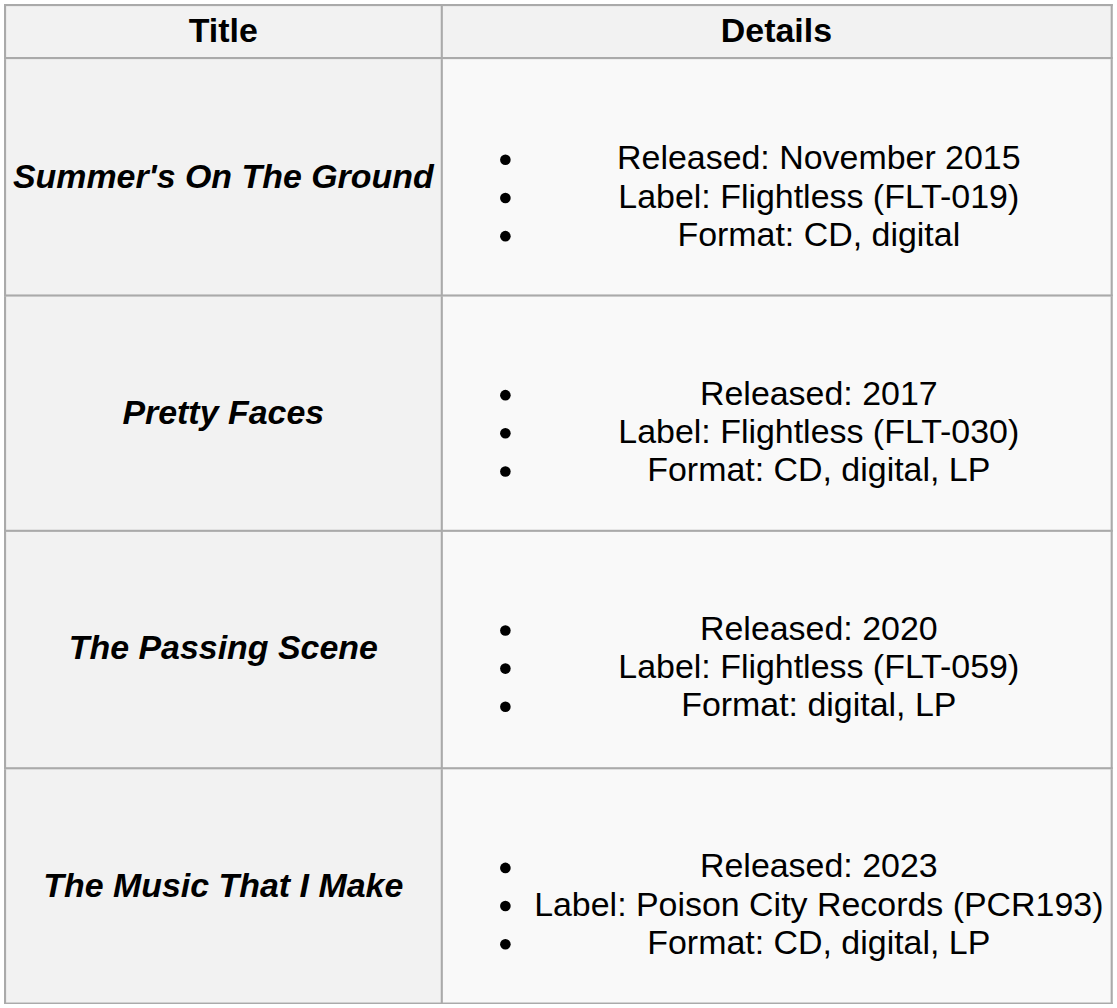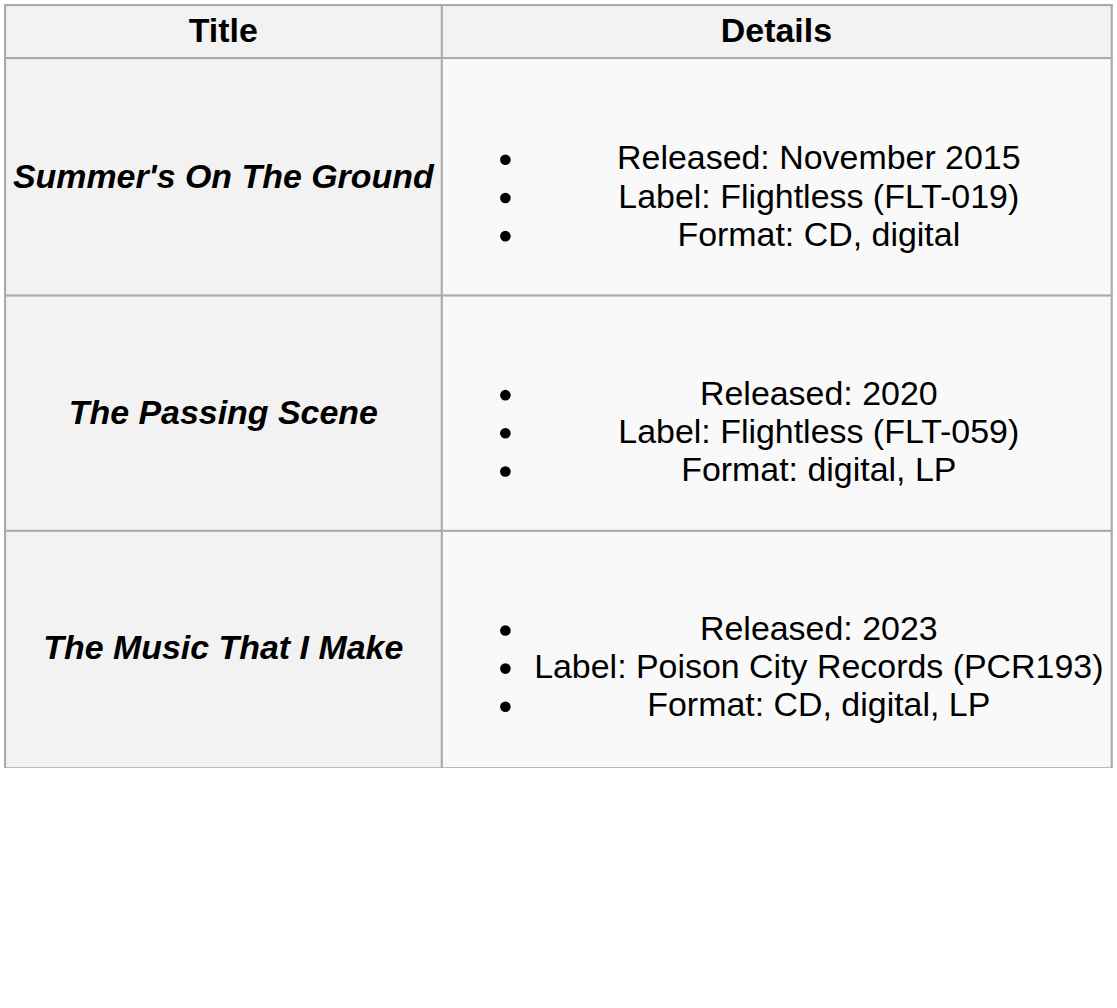- row: (223, 412)
